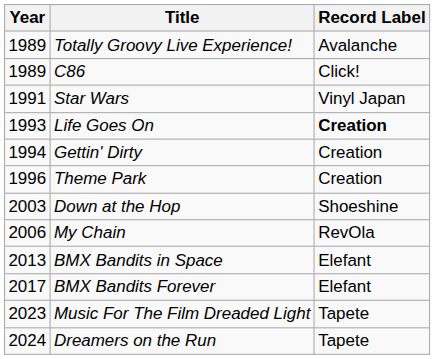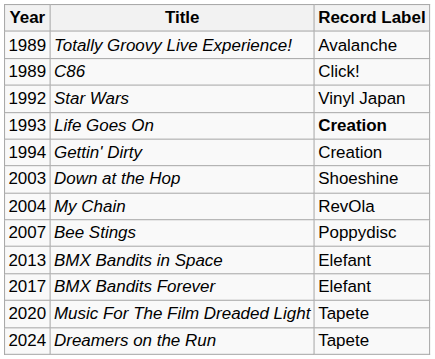(27, 98) 1991 -> (27, 98) 1992
- row: (100, 179)
(27, 233) 2006 -> (27, 206) 2004
+ row: (95, 233)
(27, 313) 2023 -> (27, 313) 2020
